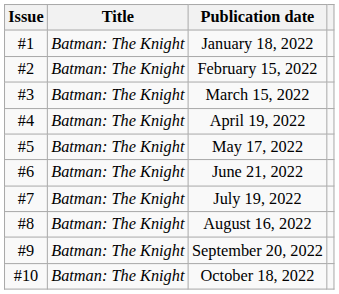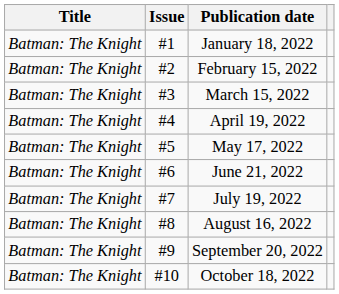columns swapped: (118, 17) <-> (26, 17)
